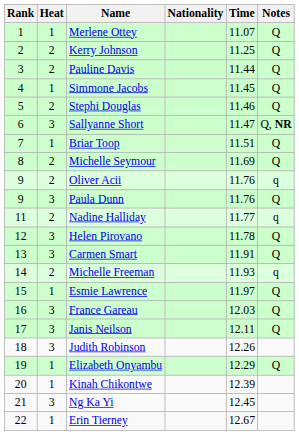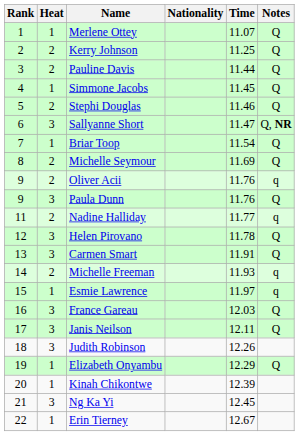(242, 143) 11.51 -> (242, 143) 11.54
(276, 291) Q -> (276, 291) q
